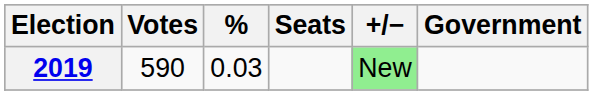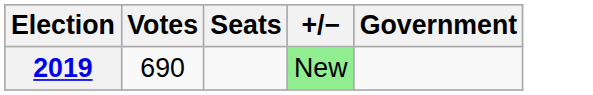- column: (236, 25)
(163, 68) 590 -> (163, 68) 690
